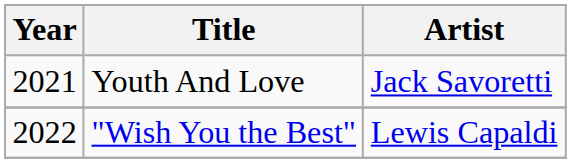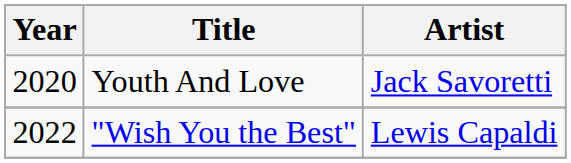(45, 81) 2021 -> (45, 81) 2020
